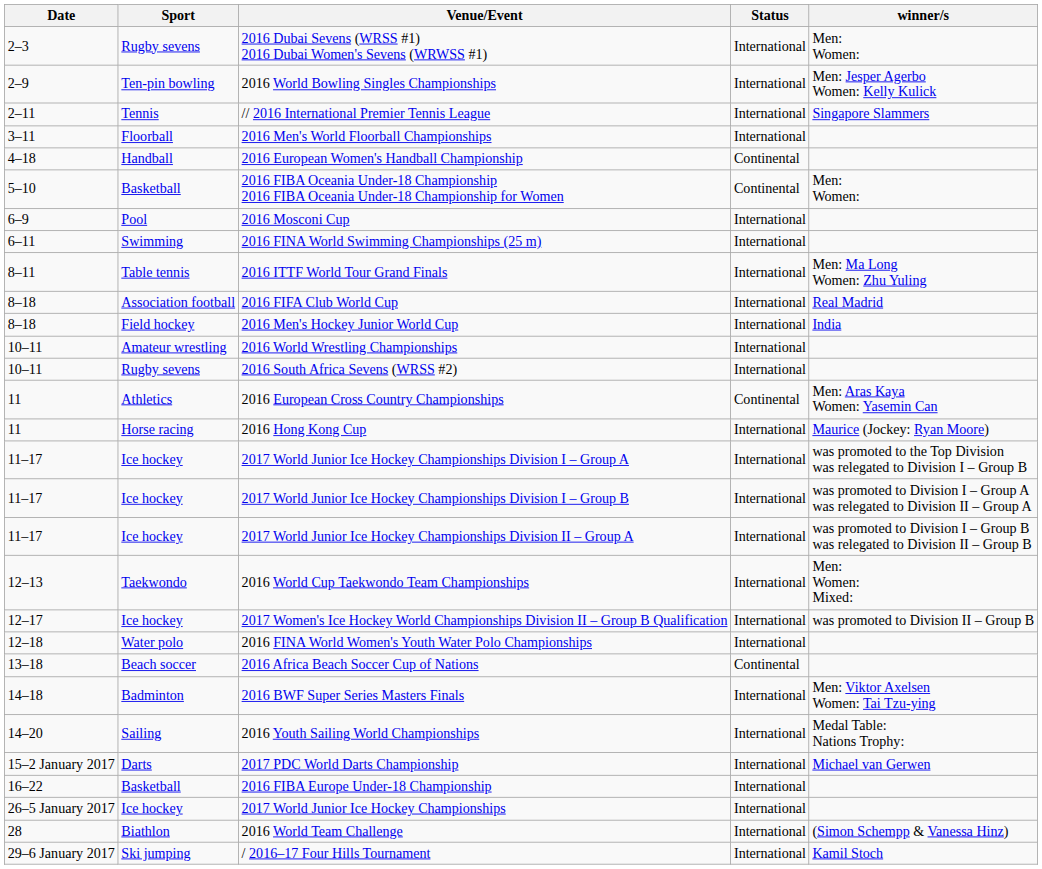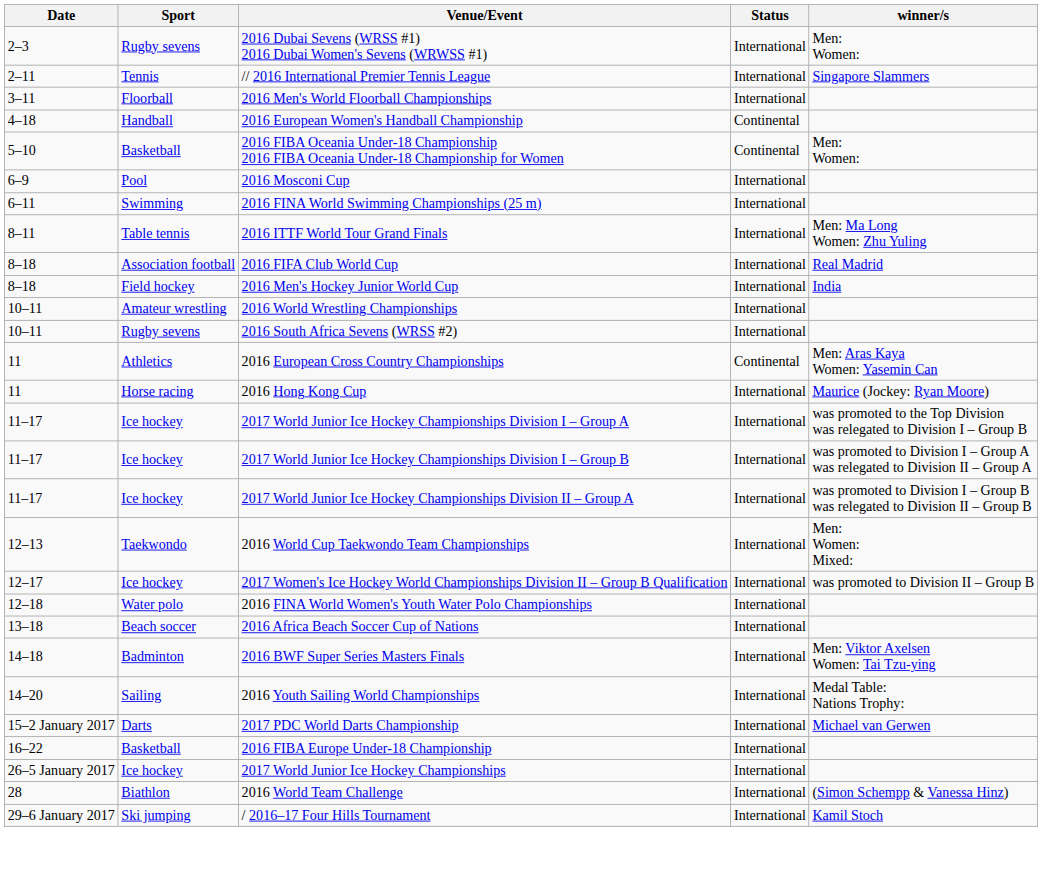- row: (369, 84)
(767, 665) Continental -> (770, 627) International
